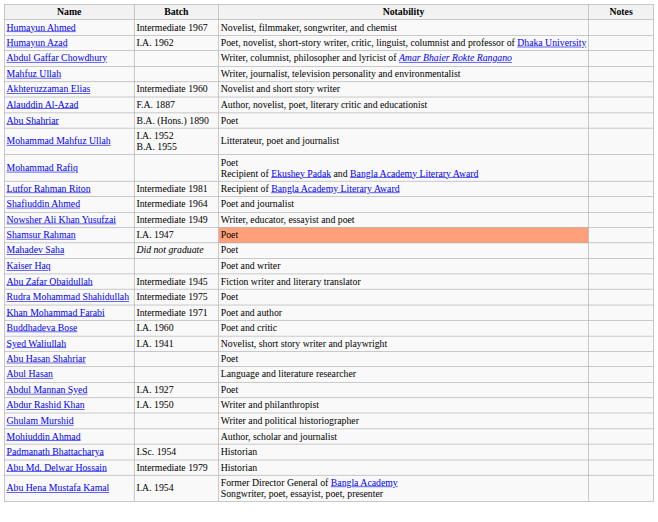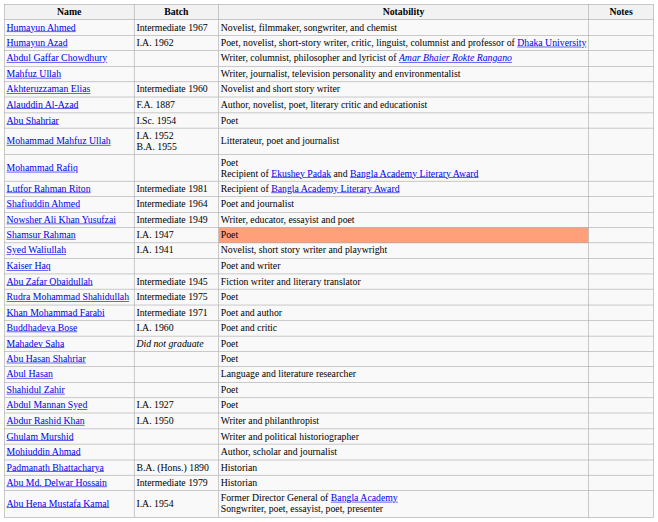(173, 120) B.A. (Hons.) 1890 -> (156, 120) I.Sc. 1954
rows swapped: (35, 250) <-> (36, 343)
+ row: (36, 390)
(156, 452) I.Sc. 1954 -> (173, 467) B.A. (Hons.) 1890
